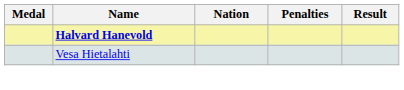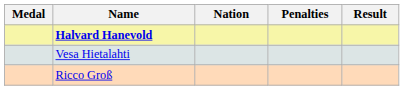+ row: (84, 75)
